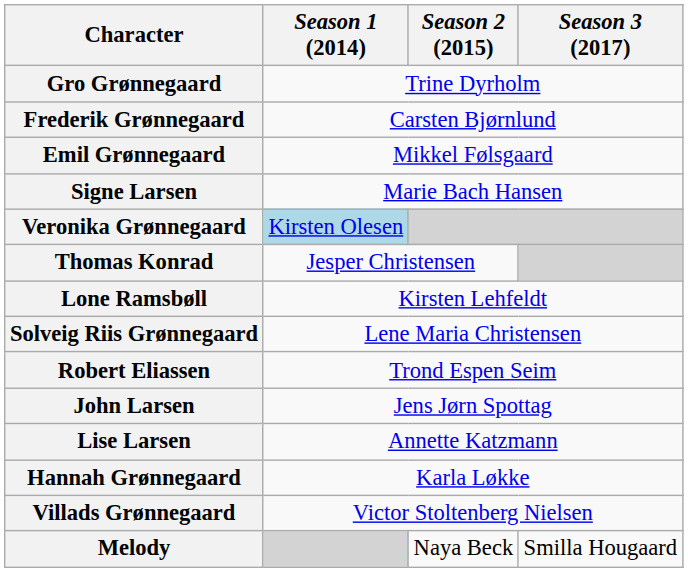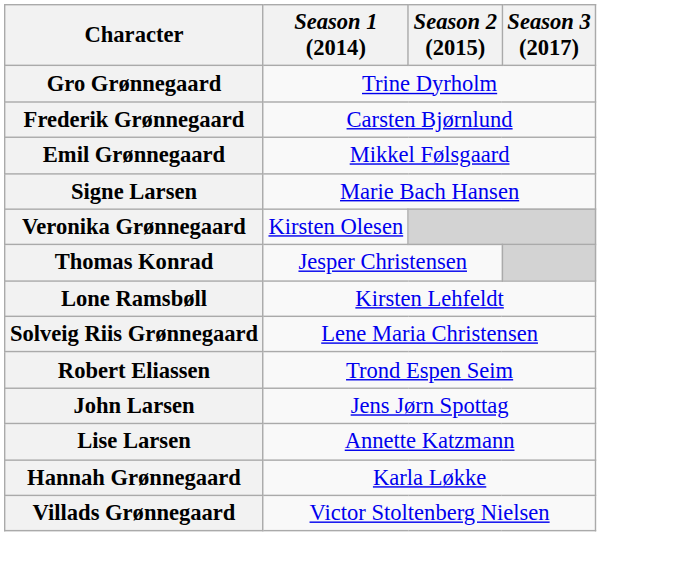(336, 226) lightblue background -> (336, 226) no background
- row: (134, 548)
